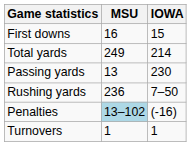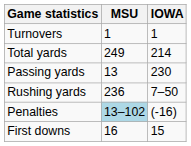rows swapped: (39, 33) <-> (35, 131)
